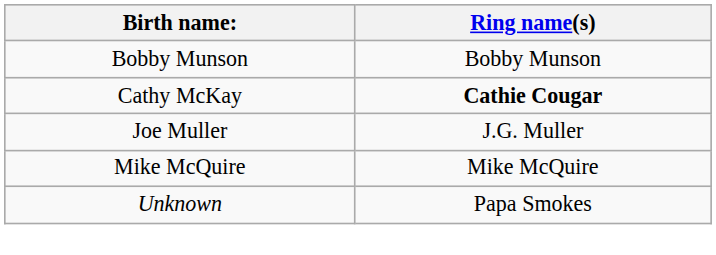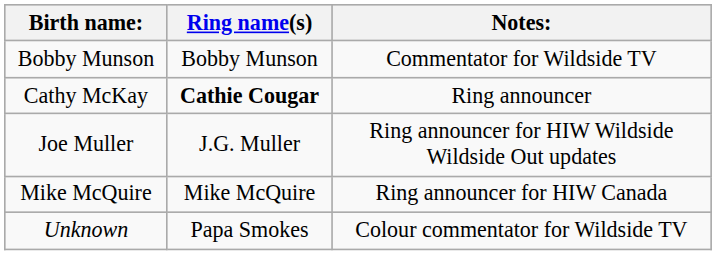+ column: (521, 22)
